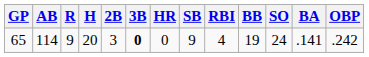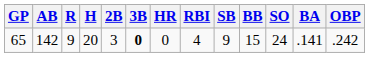columns swapped: (222, 16) <-> (192, 16)
(47, 40) 114 -> (47, 40) 142
(252, 40) 19 -> (253, 40) 15
